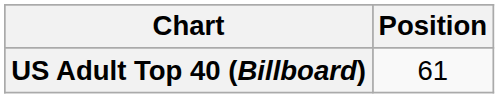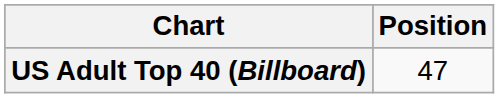(433, 69) 61 -> (433, 69) 47
